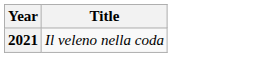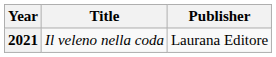+ column: (220, 16)
